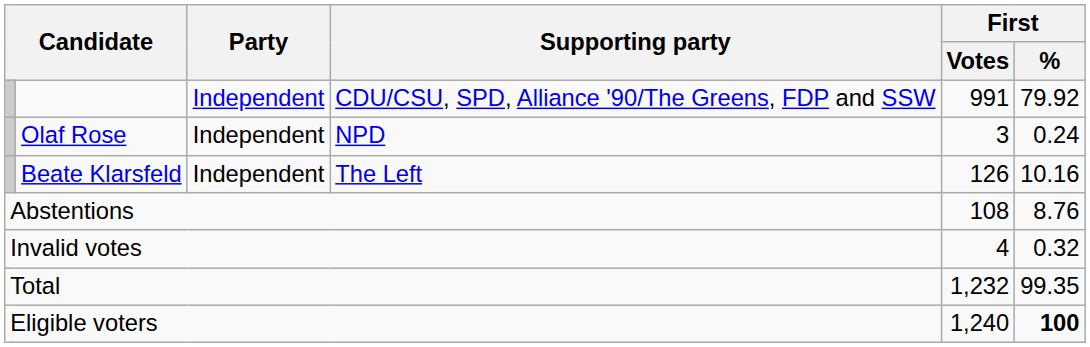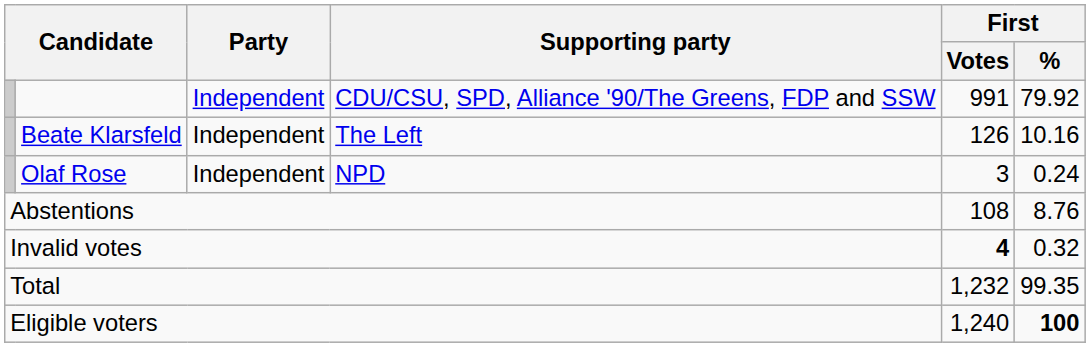rows swapped: (101, 173) <-> (74, 135)
(1003, 248) normal -> (1003, 248) bold
